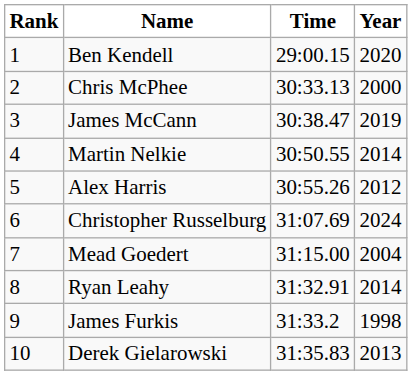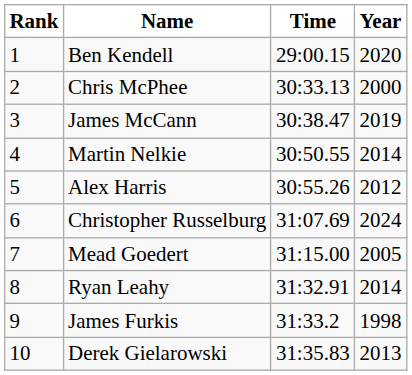(380, 253) 2004 -> (380, 253) 2005
